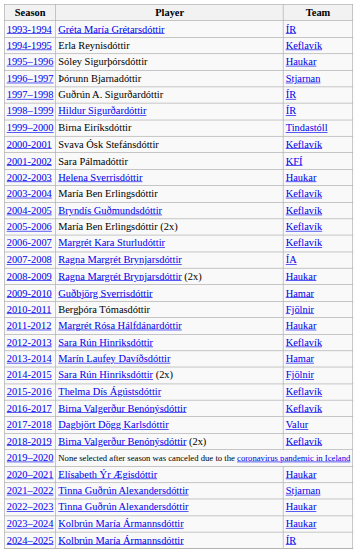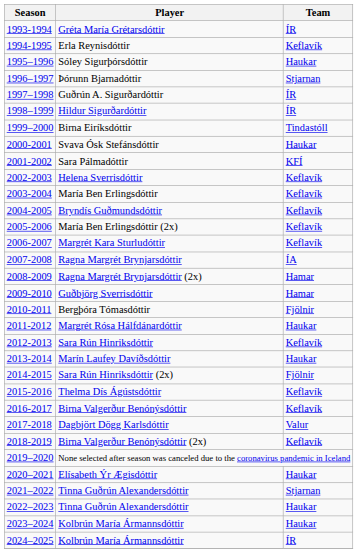(304, 144) Keflavík -> (301, 144) Haukar
(301, 177) Haukar -> (304, 177) Keflavík
(301, 276) Haukar -> (300, 276) Hamar
(300, 359) Hamar -> (301, 359) Haukar
